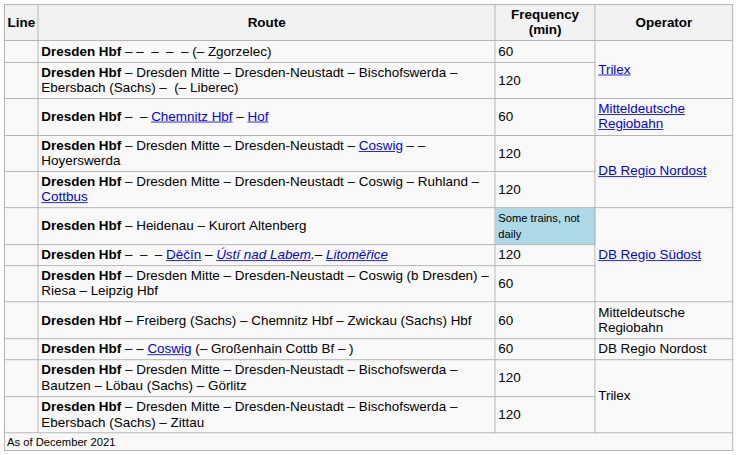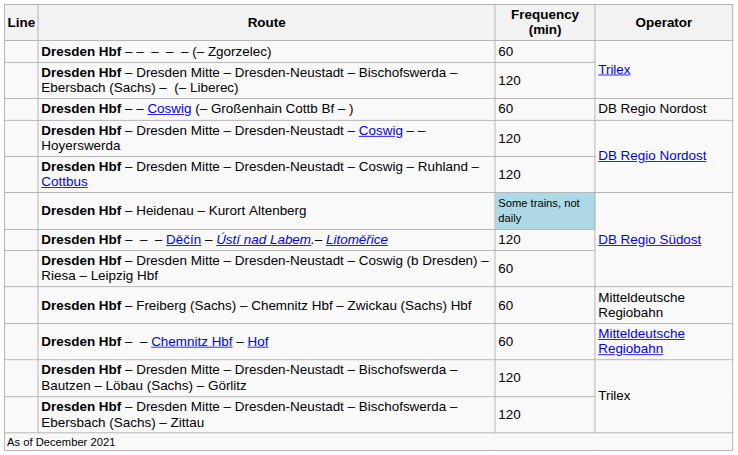rows swapped: (155, 116) <-> (197, 349)
